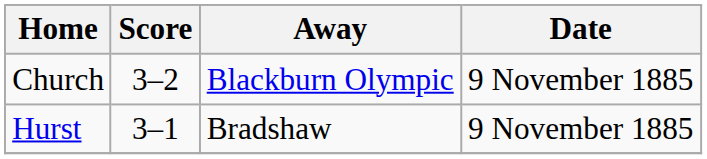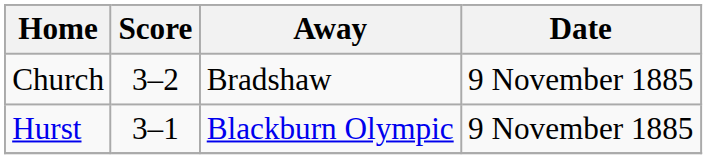(330, 78) Blackburn Olympic -> (269, 78) Bradshaw
(269, 128) Bradshaw -> (330, 128) Blackburn Olympic
